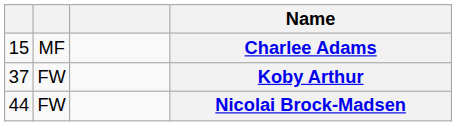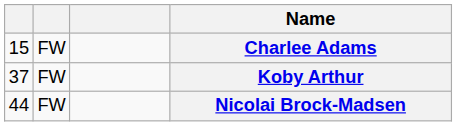(52, 47) MF -> (52, 47) FW
